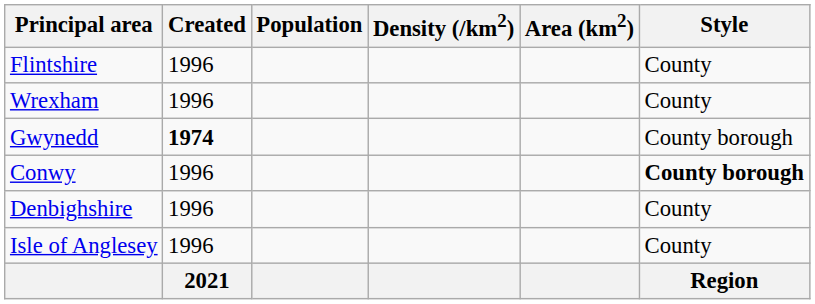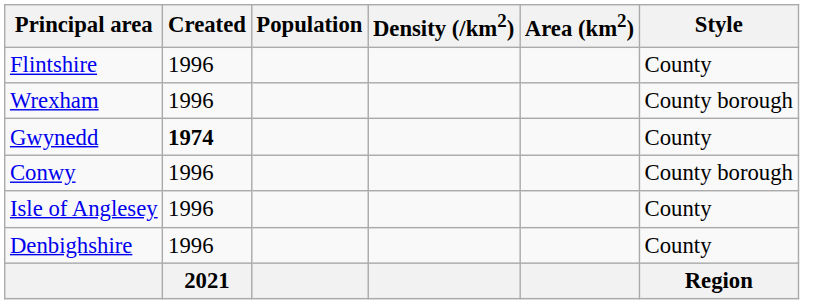(678, 100) County -> (719, 100) County borough
(719, 136) County borough -> (678, 136) County
(724, 172) bold -> (719, 172) normal
rows swapped: (71, 208) <-> (84, 244)
